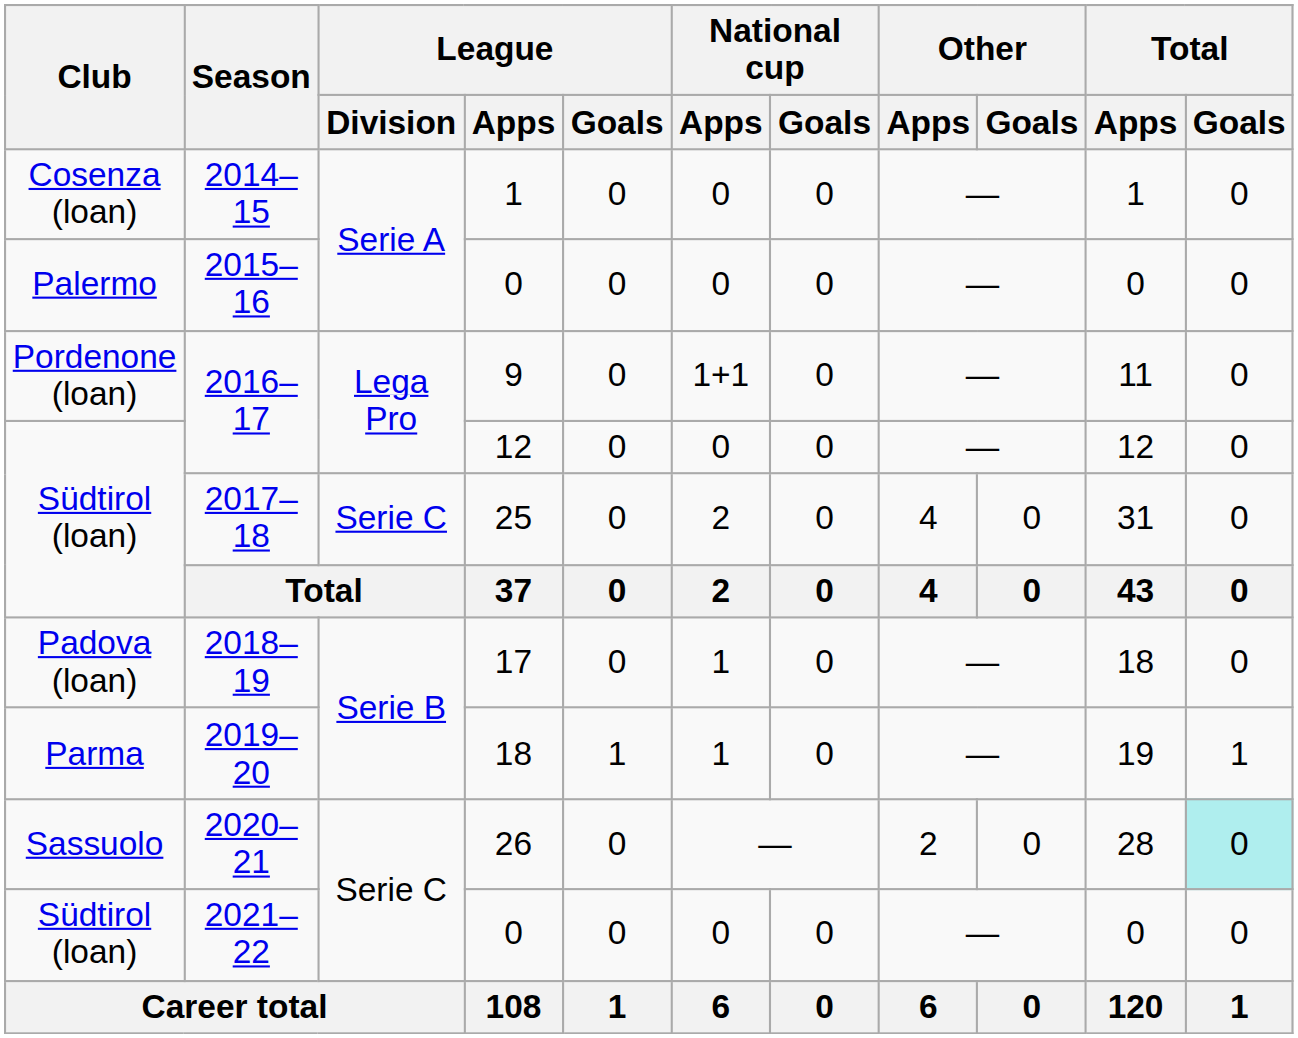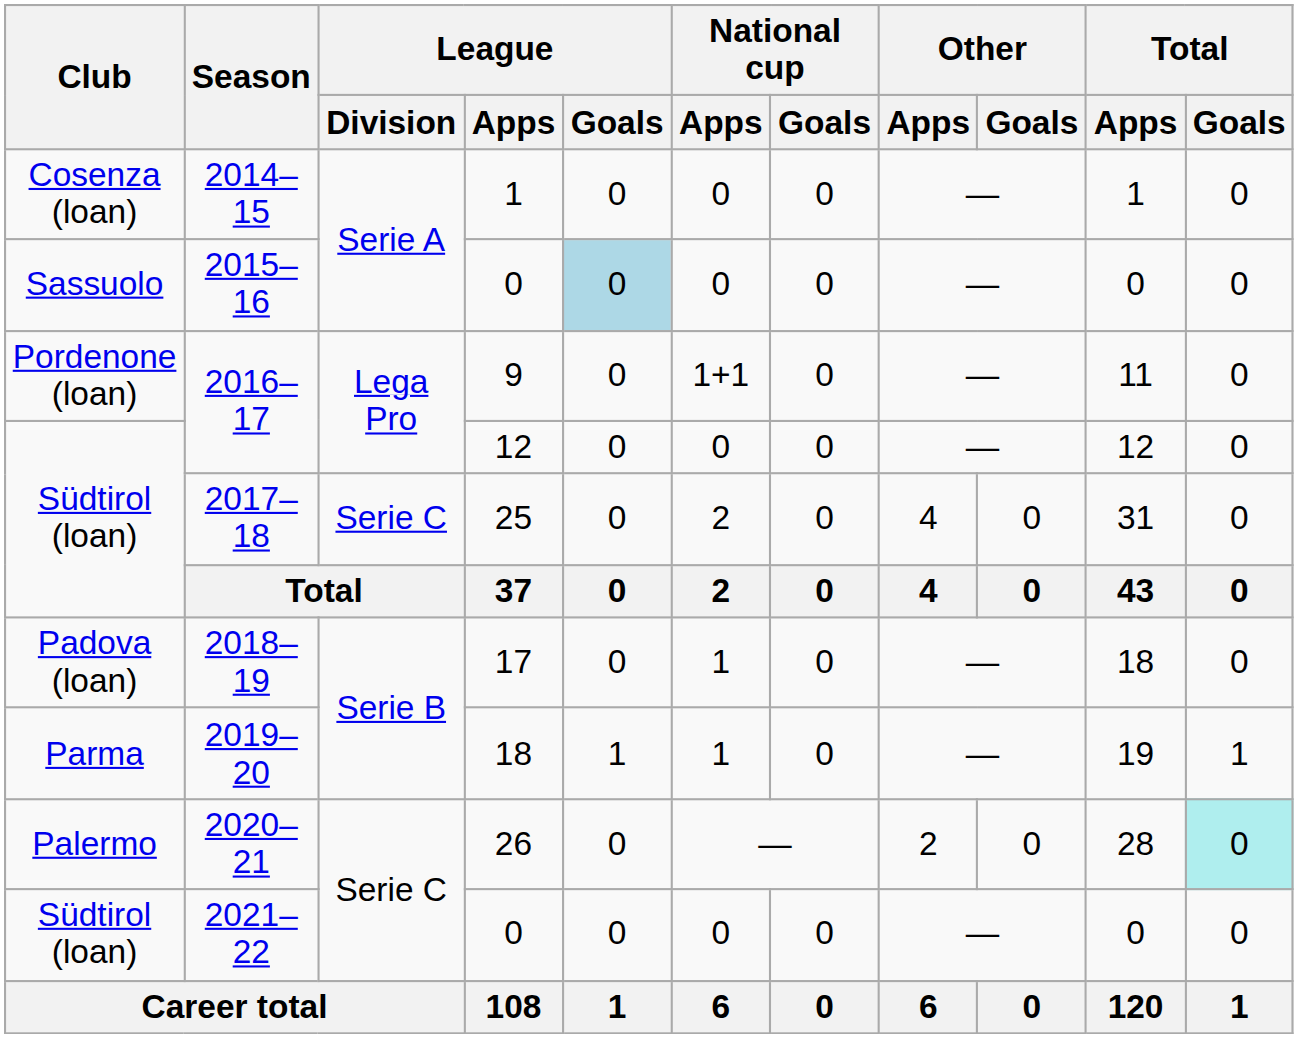(95, 284) Palermo -> (95, 284) Sassuolo
(617, 284) no background -> (617, 284) lightblue background
(95, 843) Sassuolo -> (95, 843) Palermo
